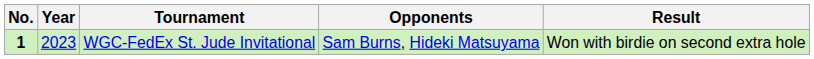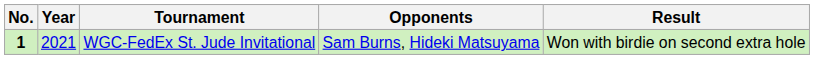(59, 42) 2023 -> (59, 42) 2021
